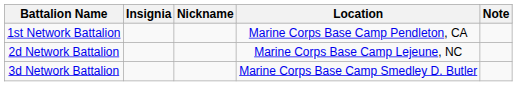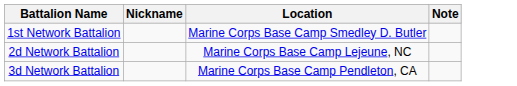- column: (149, 14)
(358, 33) Marine Corps Base Camp Pendleton, CA -> (307, 33) Marine Corps Base Camp Smedley D. Butler
(358, 71) Marine Corps Base Camp Smedley D. Butler -> (307, 71) Marine Corps Base Camp Pendleton, CA
